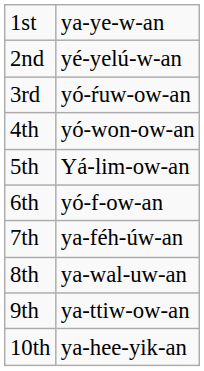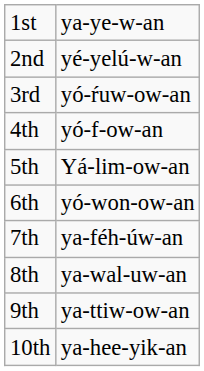(128, 130) yó-won-ow-an -> (112, 130) yó-f-ow-an
(112, 202) yó-f-ow-an -> (128, 202) yó-won-ow-an
